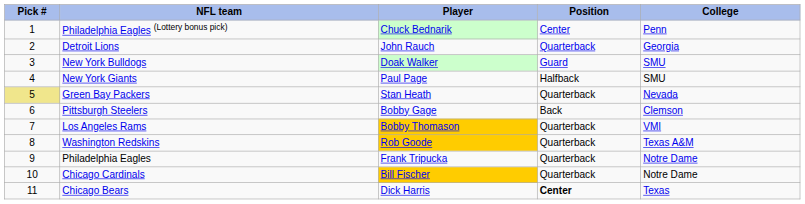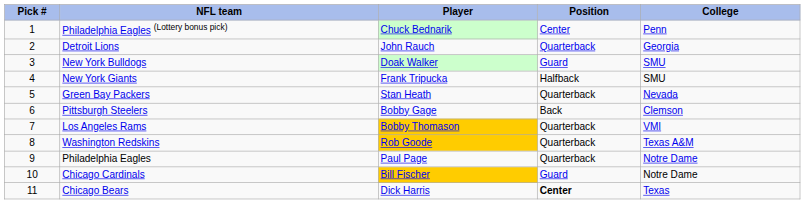(404, 79) Paul Page -> (414, 79) Frank Tripucka
(32, 95) khaki background -> (32, 95) no background
(414, 159) Frank Tripucka -> (404, 159) Paul Page
(567, 175) Quarterback -> (554, 175) Guard
